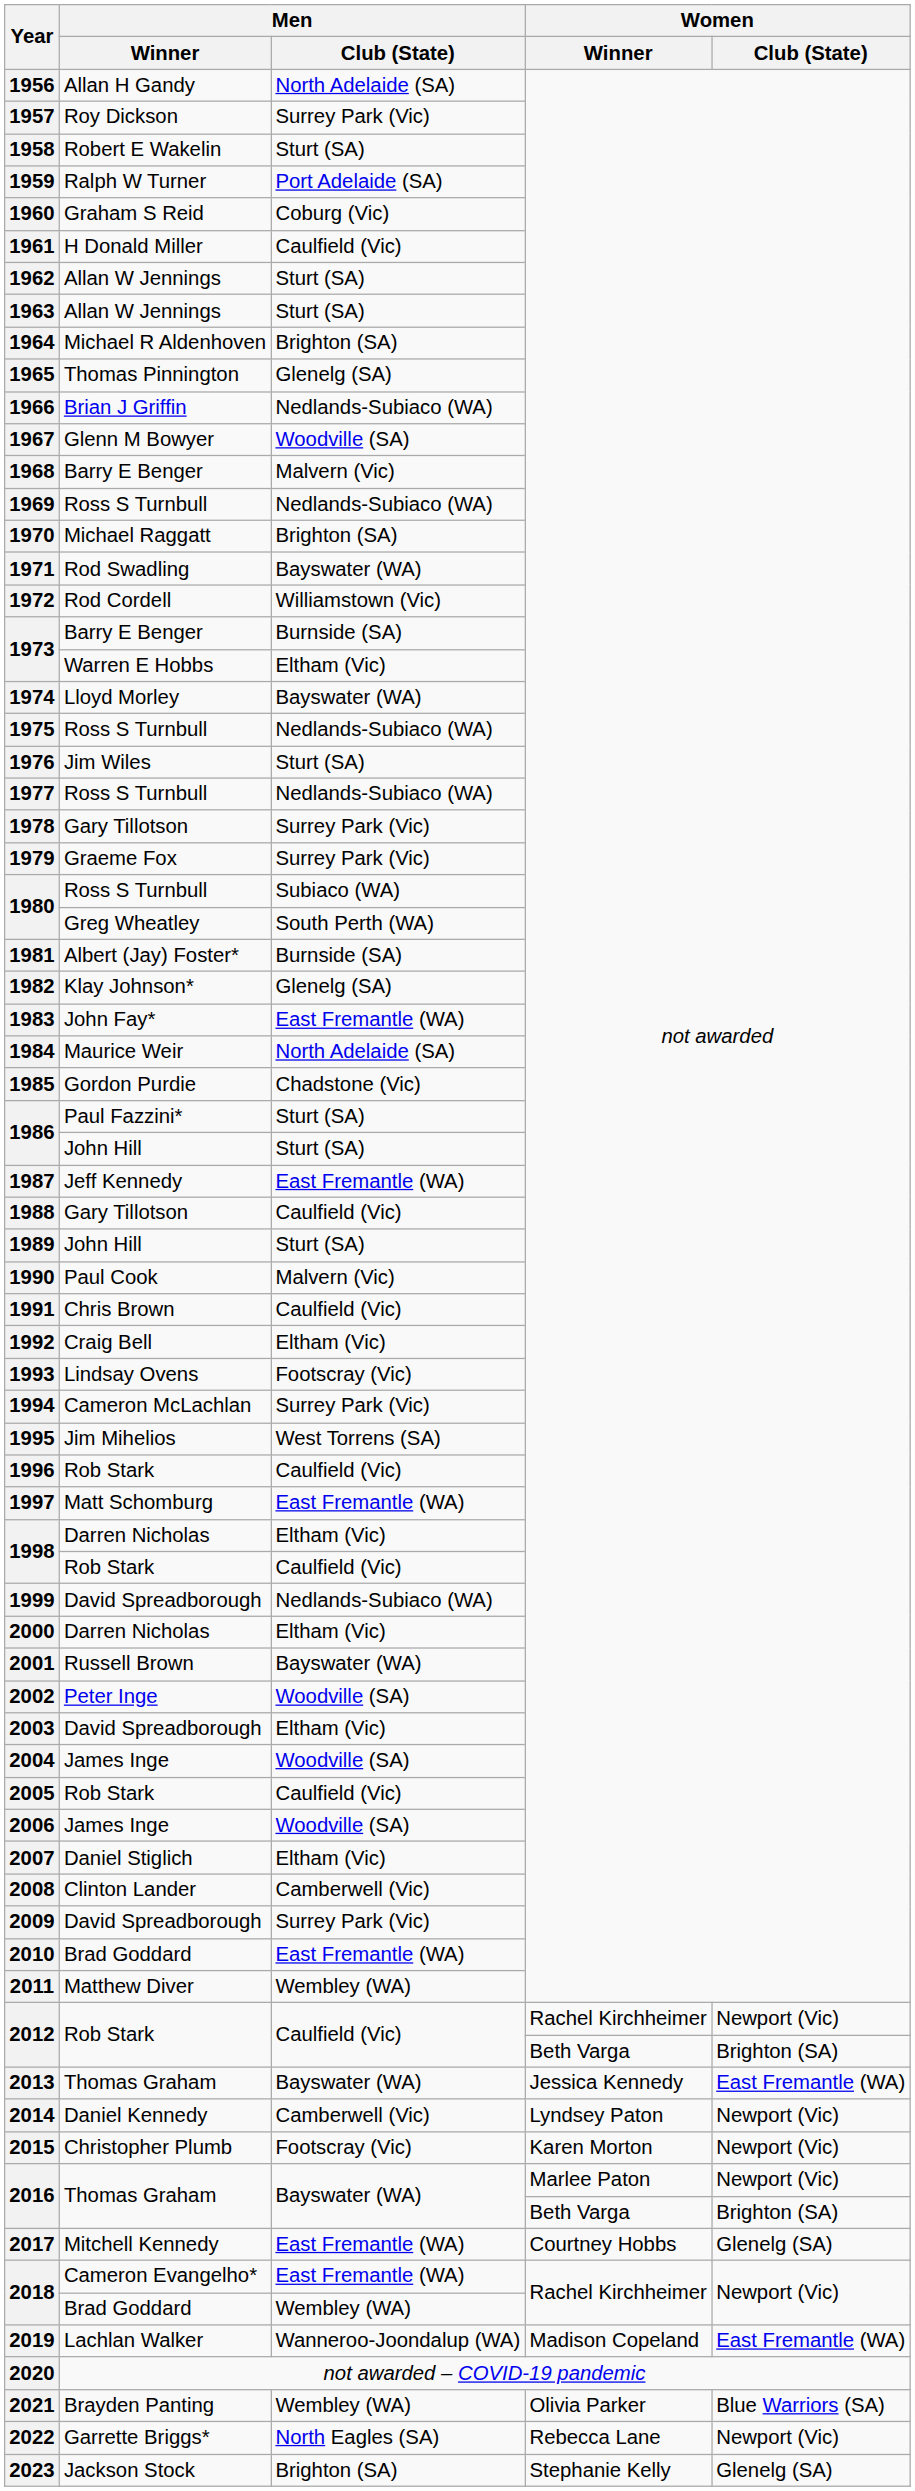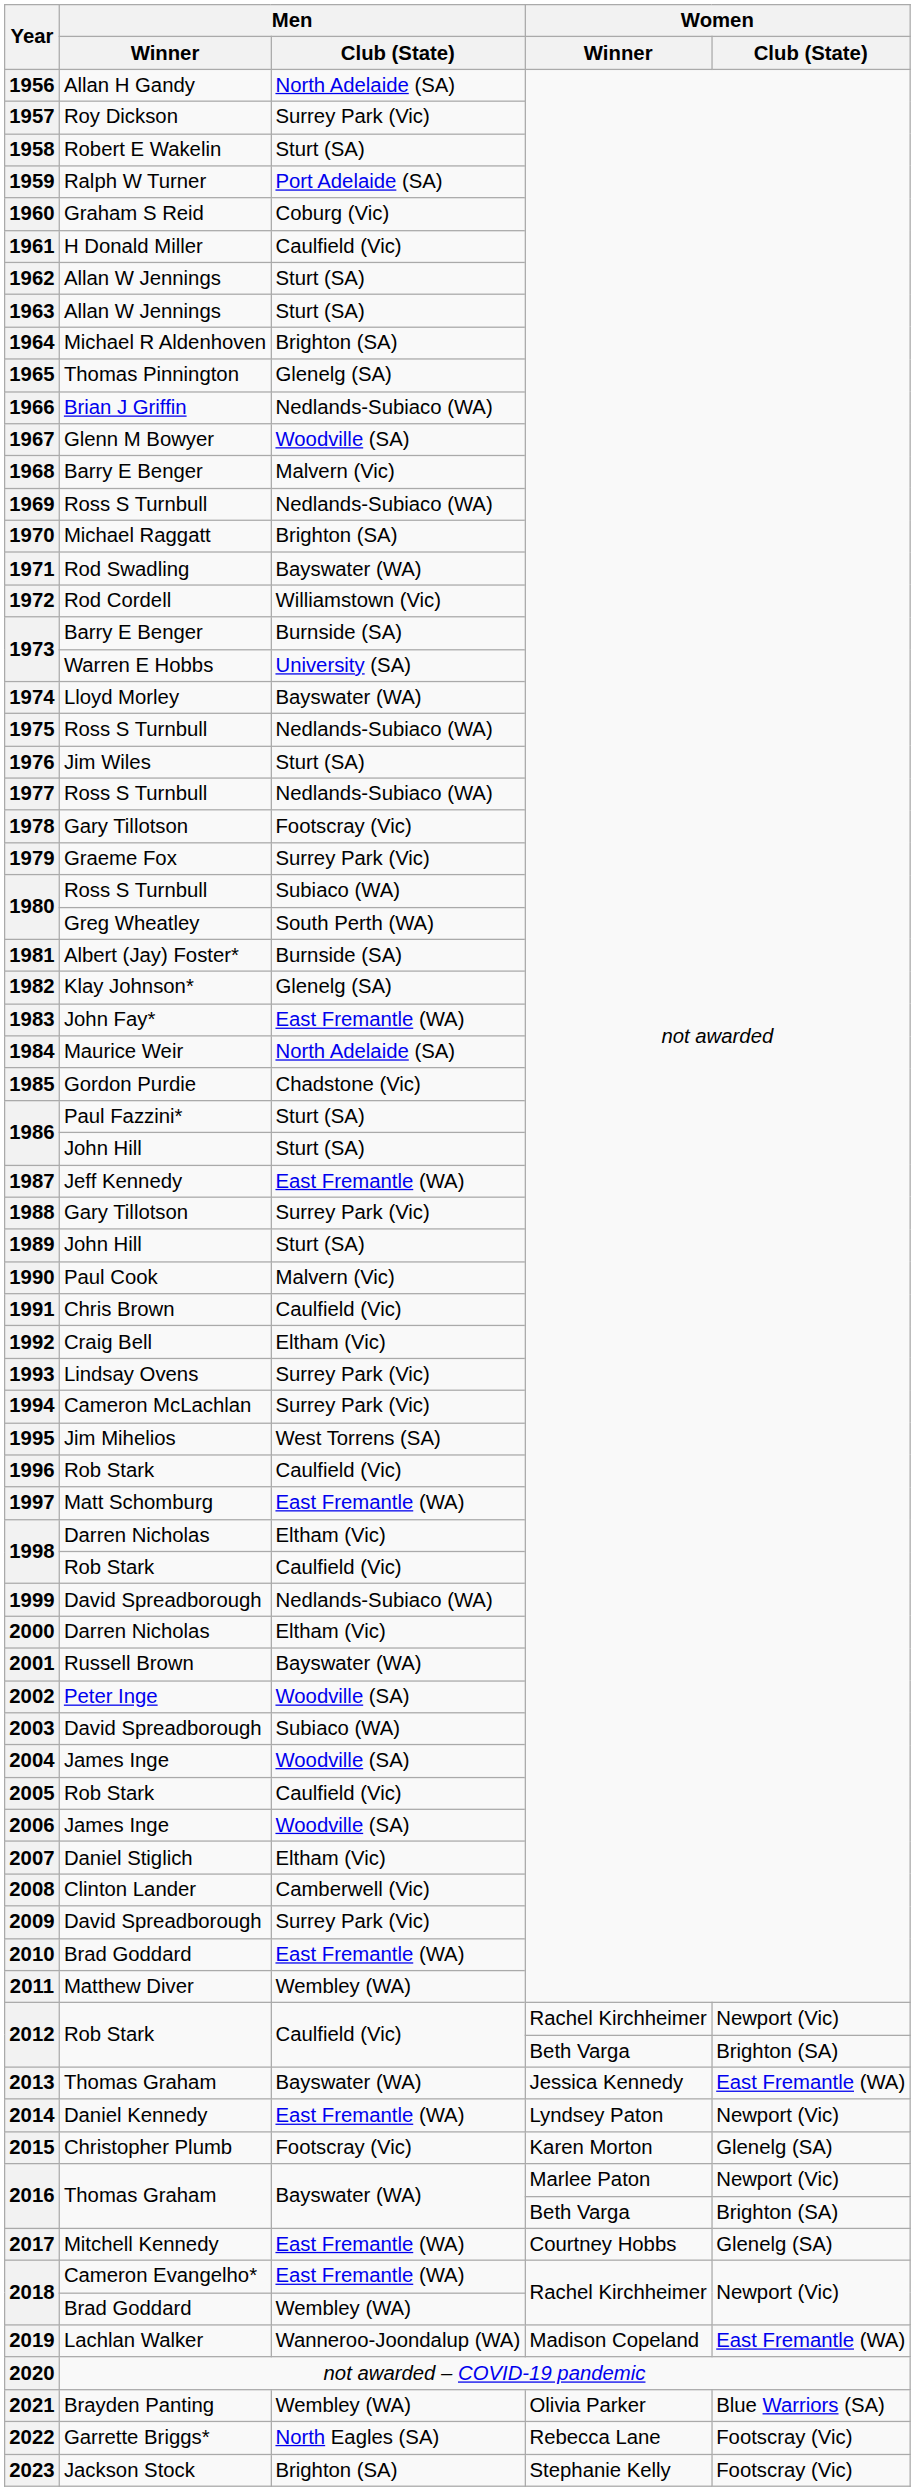(331, 665) Eltham (Vic) -> (343, 665) University (SA)
(353, 826) Surrey Park (Vic) -> (344, 826) Footscray (Vic)
(339, 1212) Caulfield (Vic) -> (353, 1212) Surrey Park (Vic)
(344, 1374) Footscray (Vic) -> (353, 1374) Surrey Park (Vic)
(331, 1728) Eltham (Vic) -> (338, 1728) Subiaco (WA)
(353, 2115) Camberwell (Vic) -> (370, 2115) East Fremantle (WA)
(778, 2147) Newport (Vic) -> (774, 2147) Glenelg (SA)
(778, 2437) Newport (Vic) -> (784, 2437) Footscray (Vic)
(774, 2469) Glenelg (SA) -> (784, 2469) Footscray (Vic)
